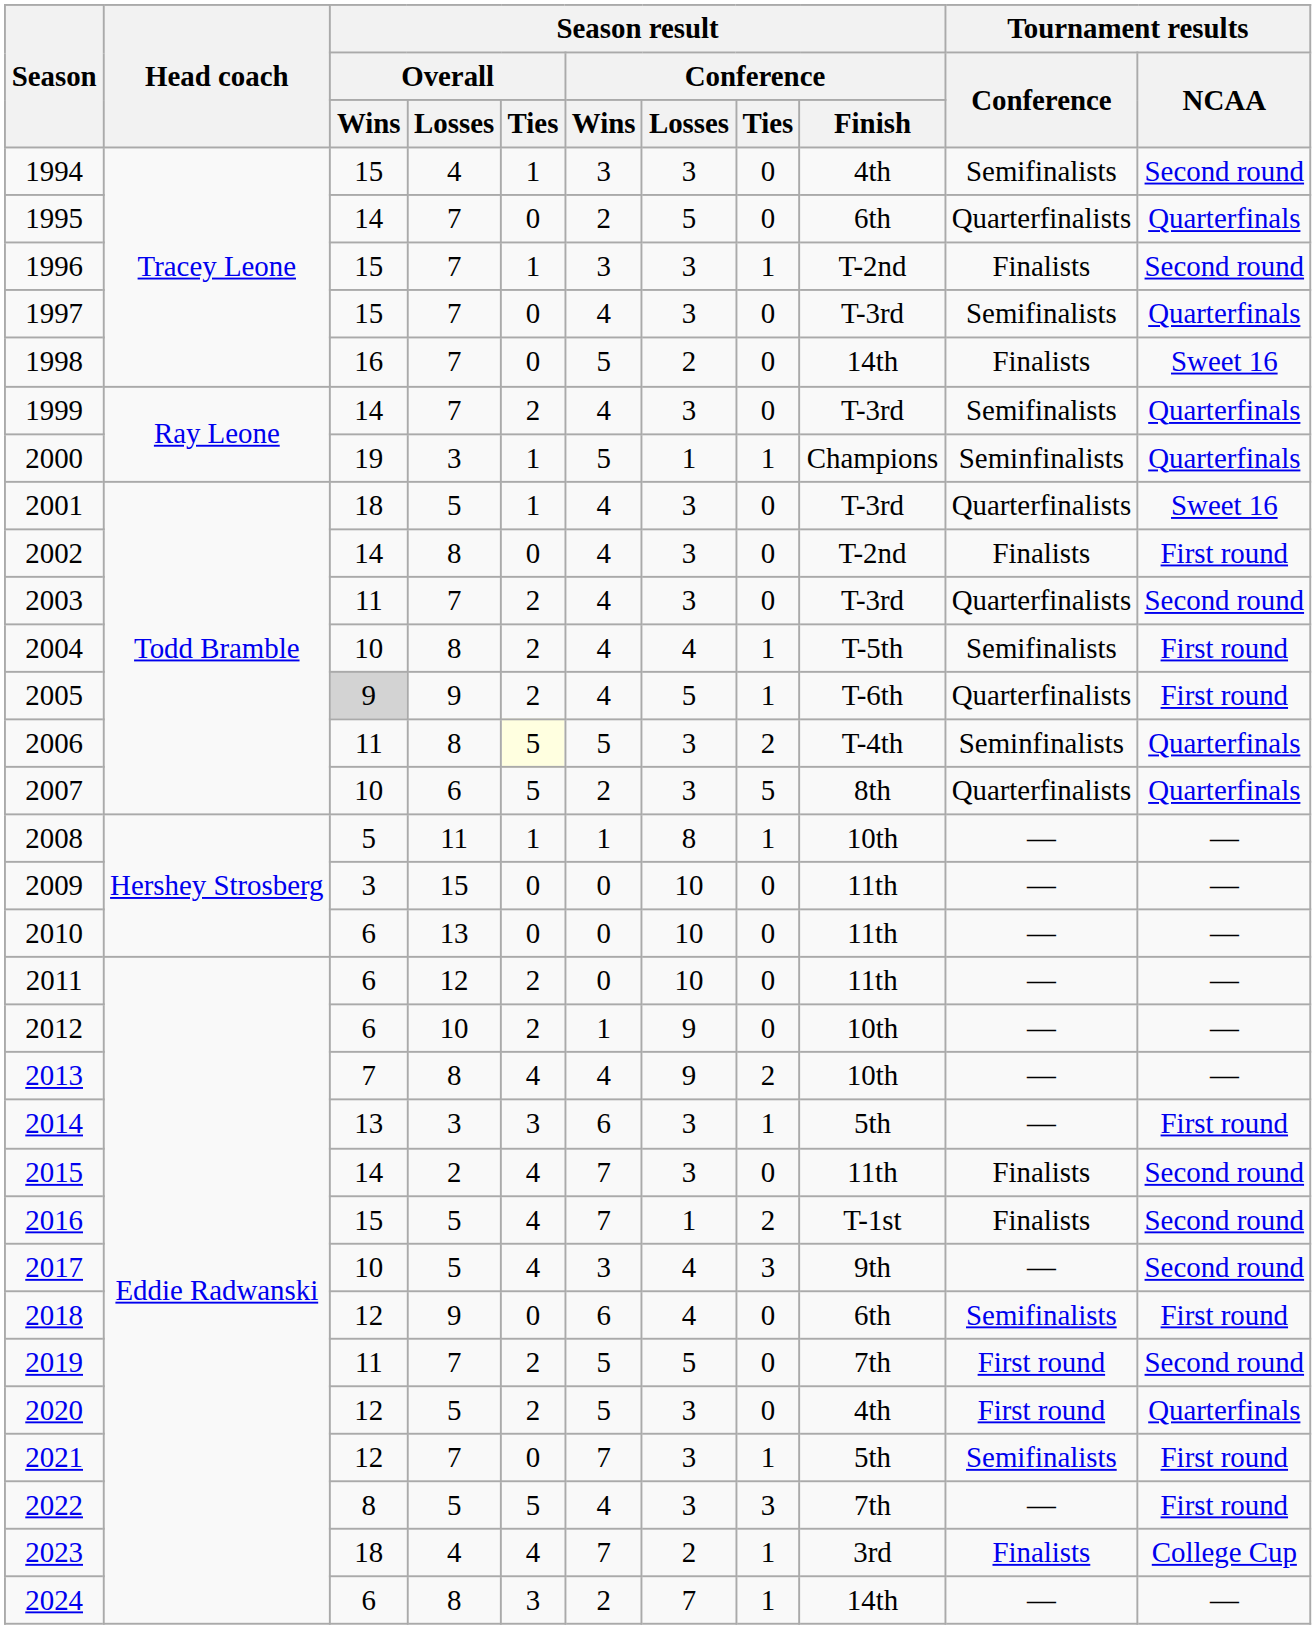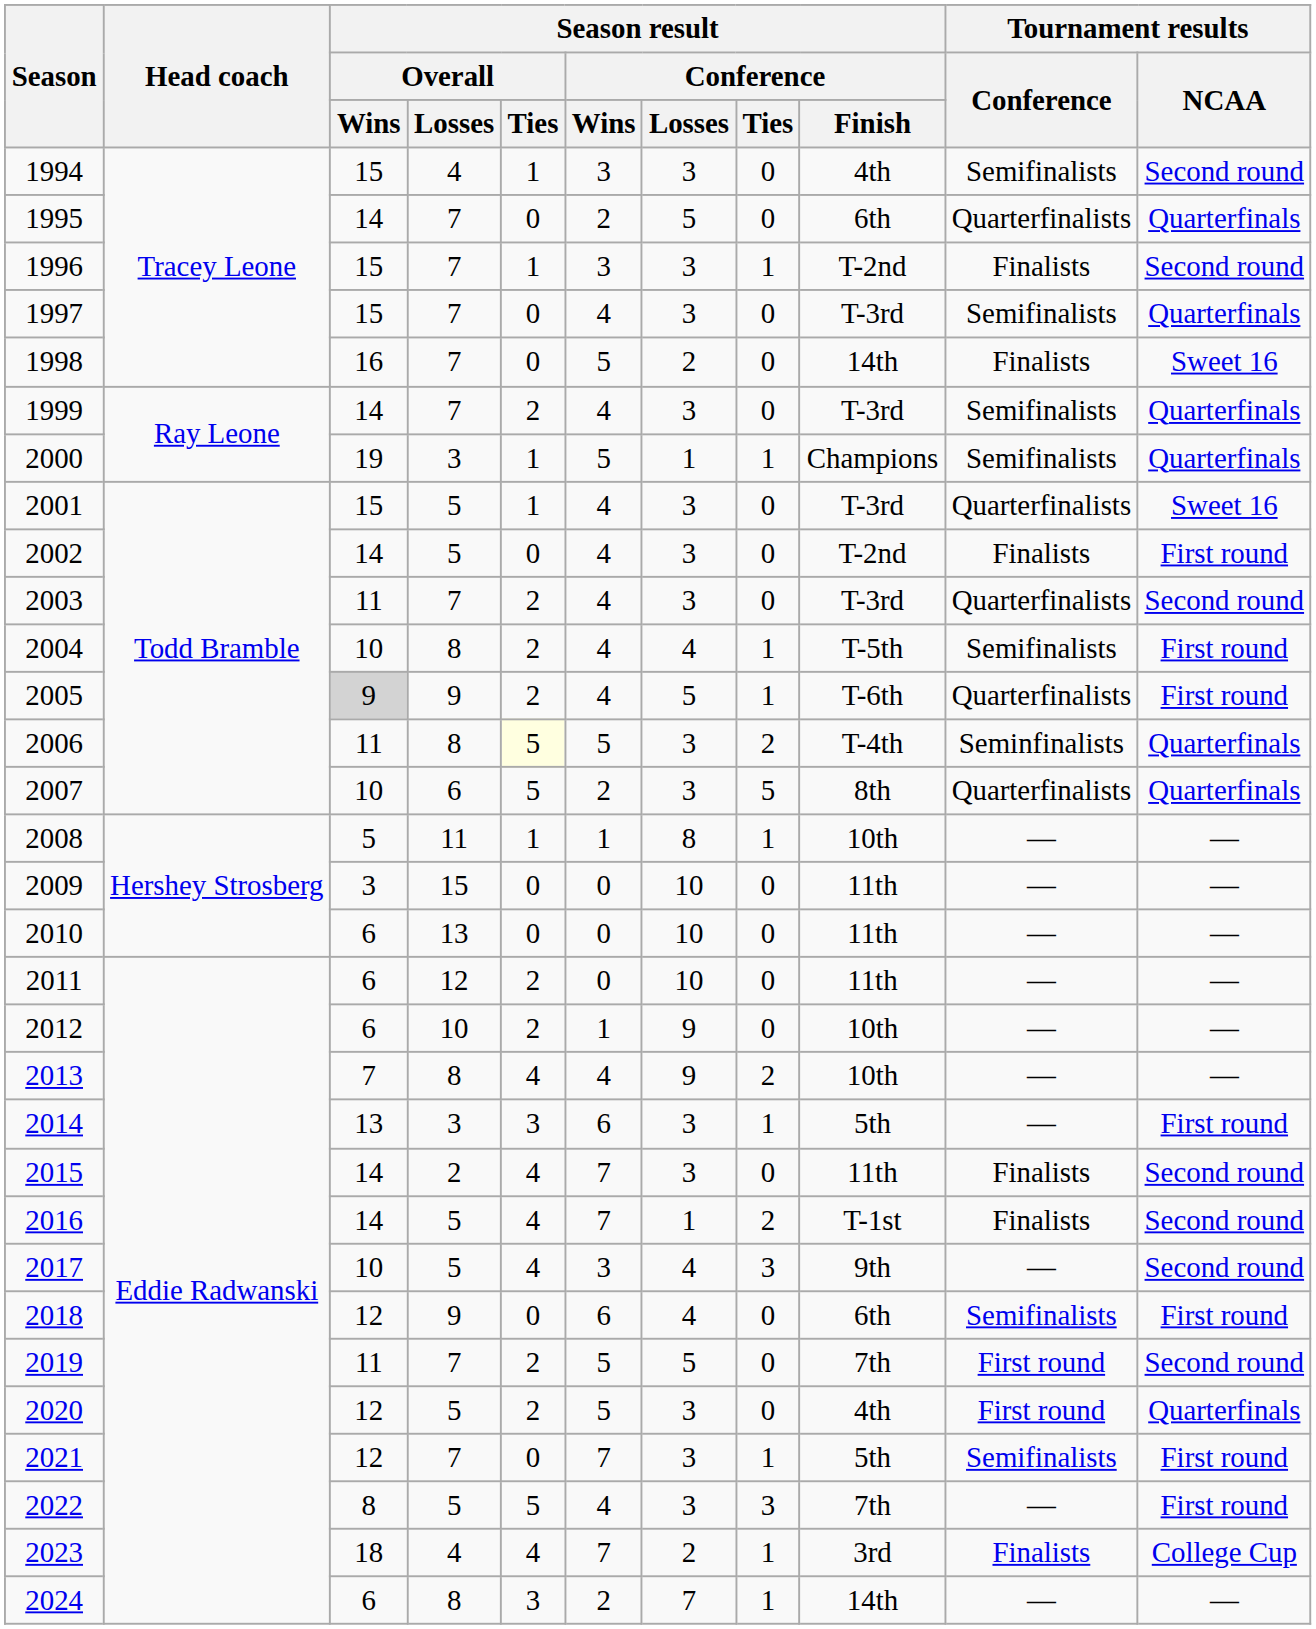(1041, 457) Seminfinalists -> (1041, 457) Semifinalists
(369, 504) 18 -> (369, 504) 15
(454, 552) 8 -> (454, 552) 5
(369, 1218) 15 -> (369, 1218) 14
